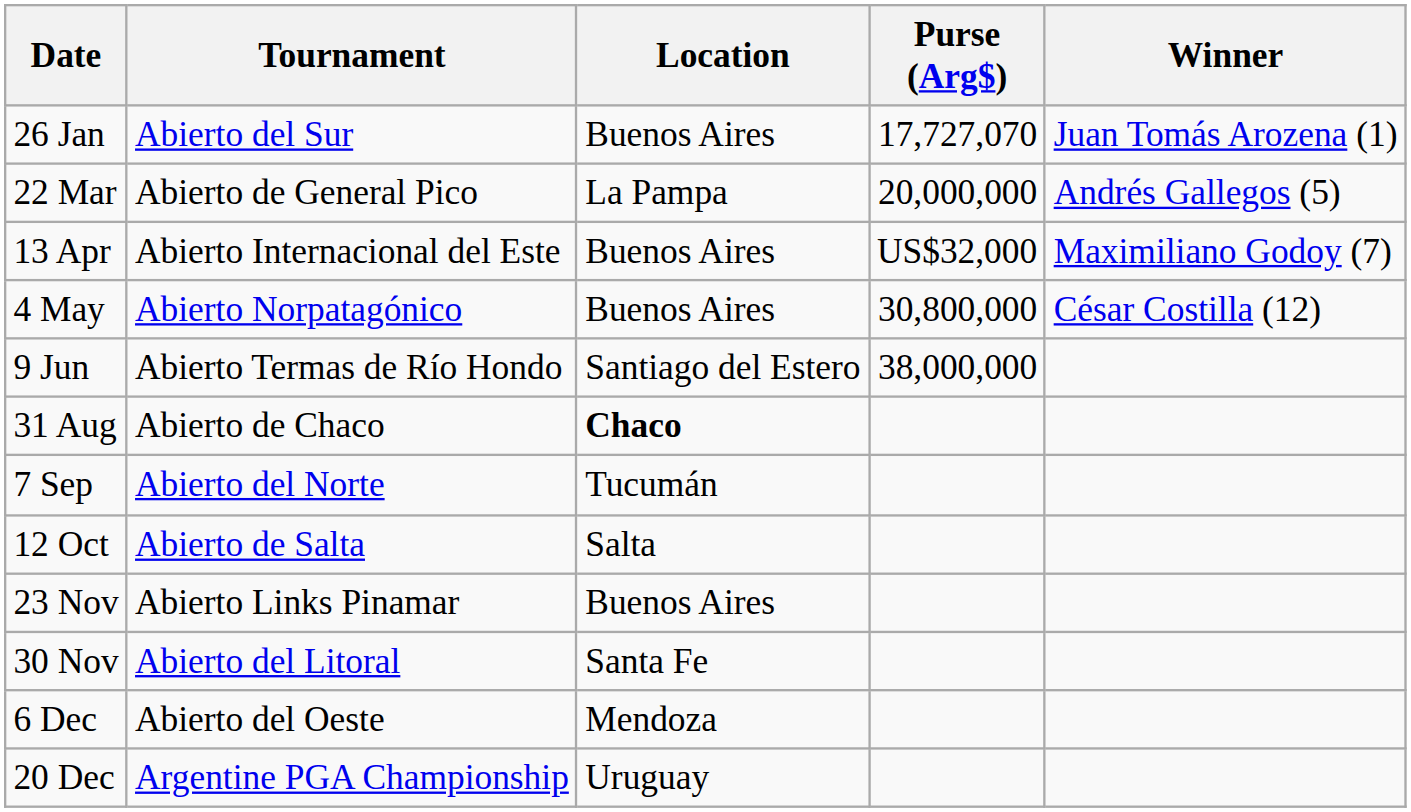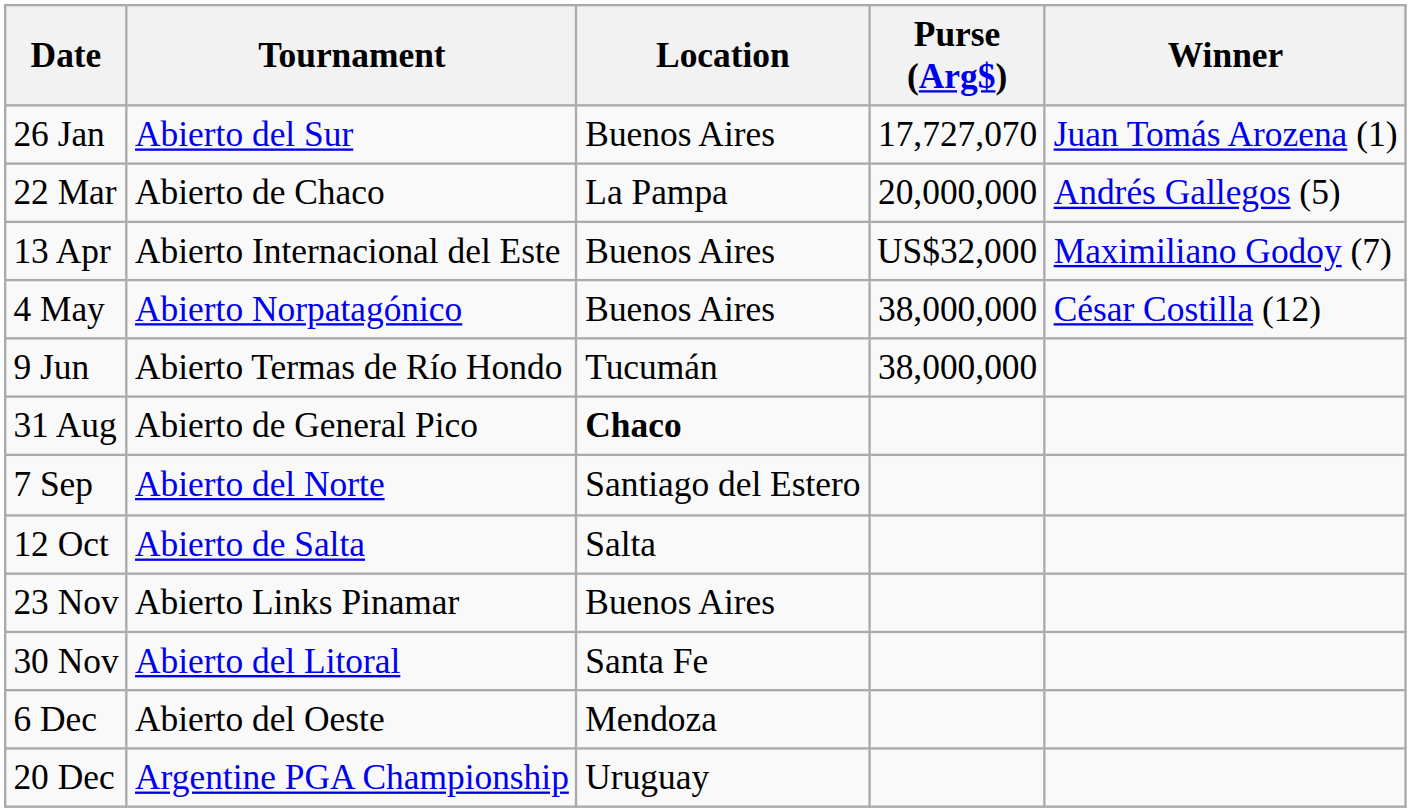(306, 192) Abierto de General Pico -> (260, 192) Abierto de Chaco
(958, 309) 30,800,000 -> (958, 309) 38,000,000
(723, 367) Santiago del Estero -> (652, 367) Tucumán
(260, 426) Abierto de Chaco -> (306, 426) Abierto de General Pico
(652, 484) Tucumán -> (723, 484) Santiago del Estero
